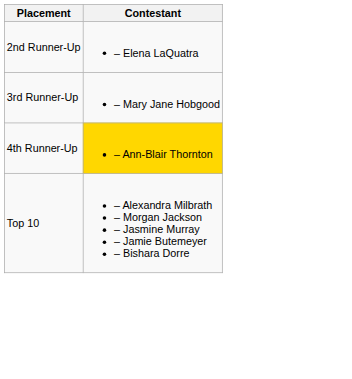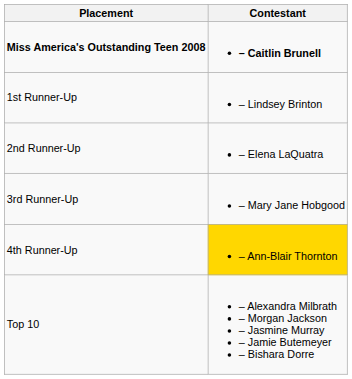+ row: (106, 47)
+ row: (42, 98)
